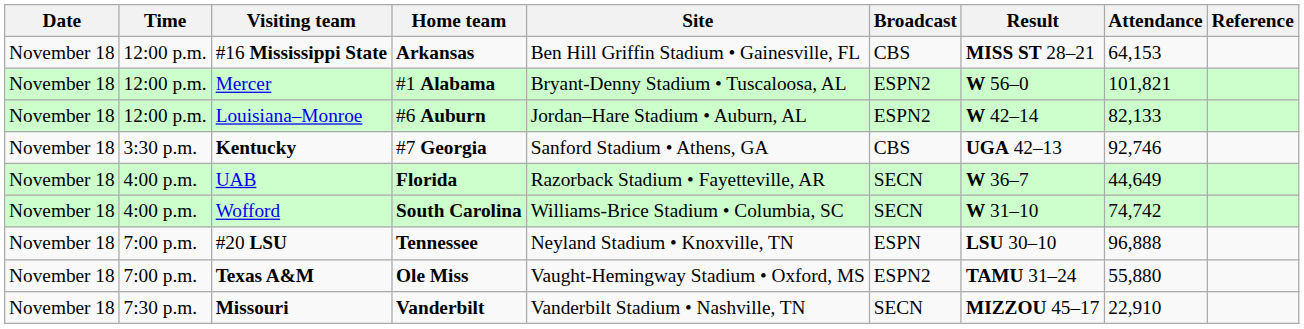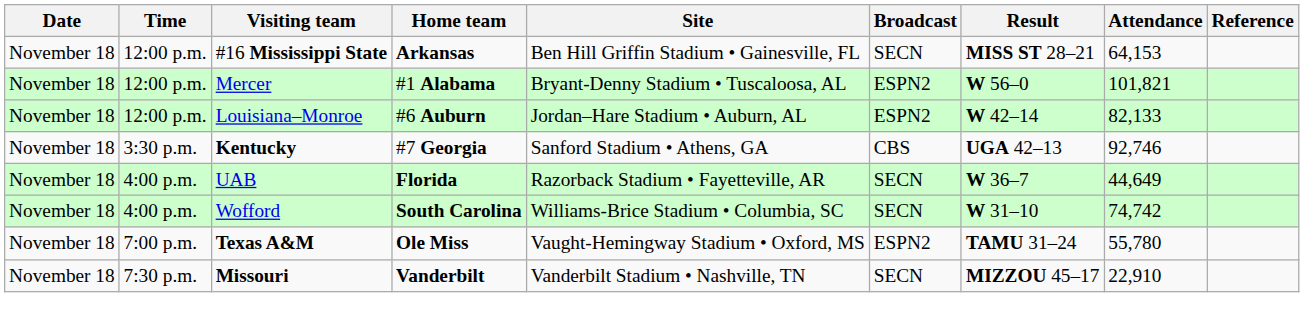(892, 52) CBS -> (898, 52) SECN
- row: (251, 243)
(1135, 275) 55,880 -> (1135, 243) 55,780
